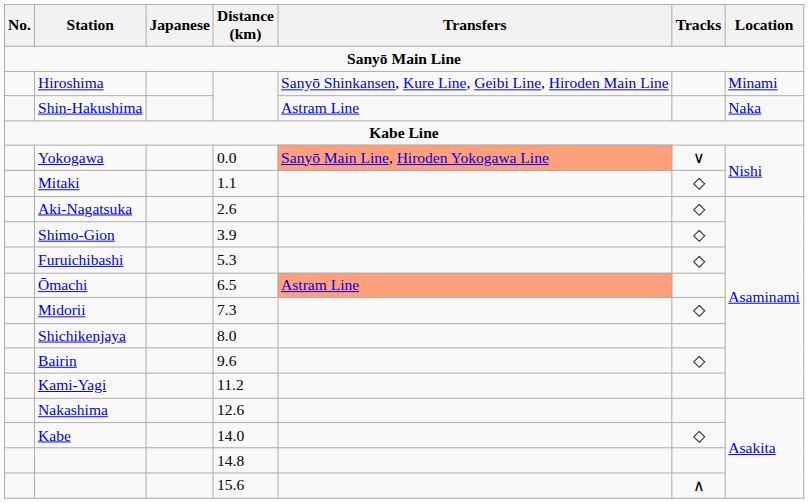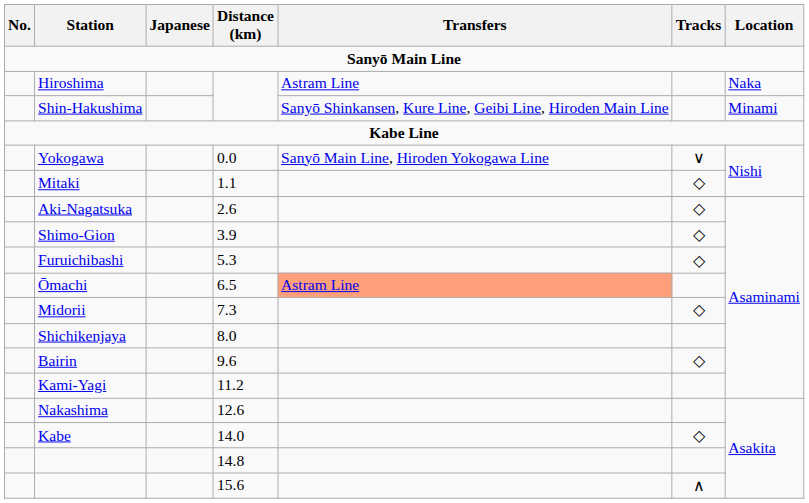(475, 83) Sanyō Shinkansen, Kure Line, Geibi Line, Hiroden Main Line -> (320, 83) Astram Line
(753, 83) Minami -> (745, 83) Naka
(320, 108) Astram Line -> (475, 108) Sanyō Shinkansen, Kure Line, Geibi Line, Hiroden Main Line
(745, 108) Naka -> (753, 108) Minami
(415, 157) lightsalmon background -> (415, 157) no background
